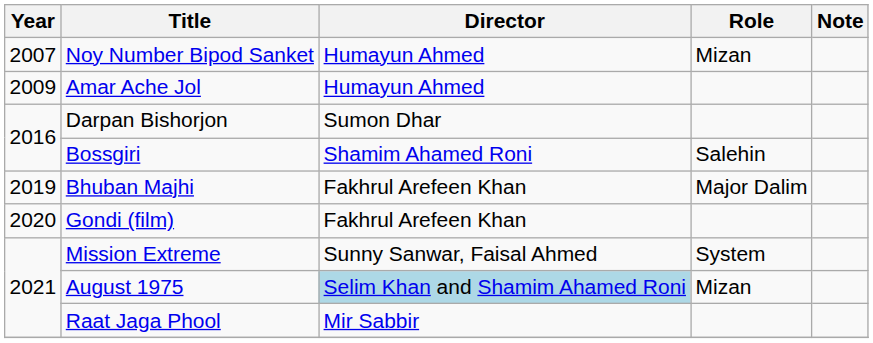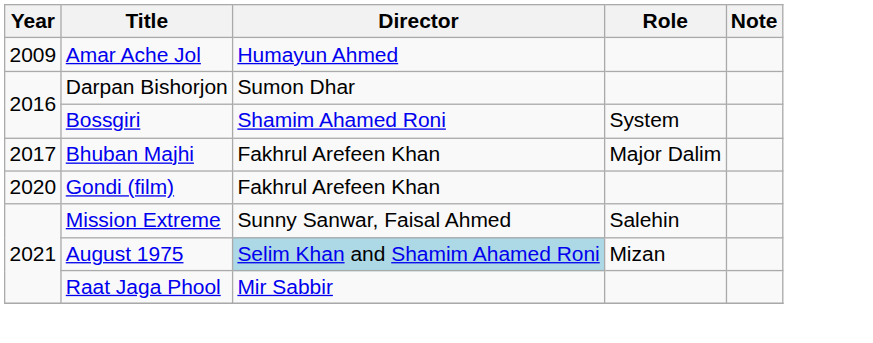- row: (190, 54)
(731, 154) Salehin -> (644, 120) System
(33, 187) 2019 -> (33, 154) 2017
(731, 253) System -> (644, 220) Salehin
